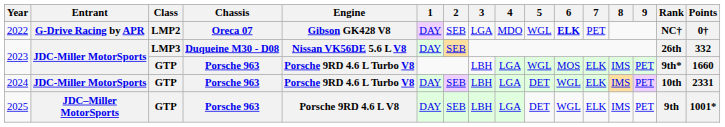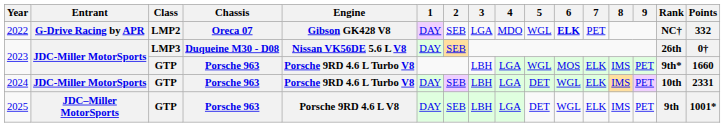(703, 30) 0† -> (703, 30) 332
(703, 47) 332 -> (703, 47) 0†
